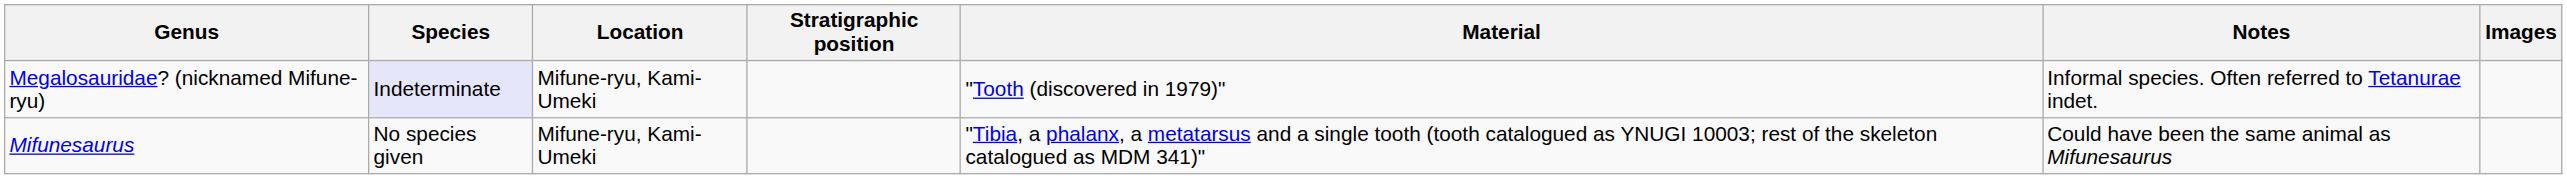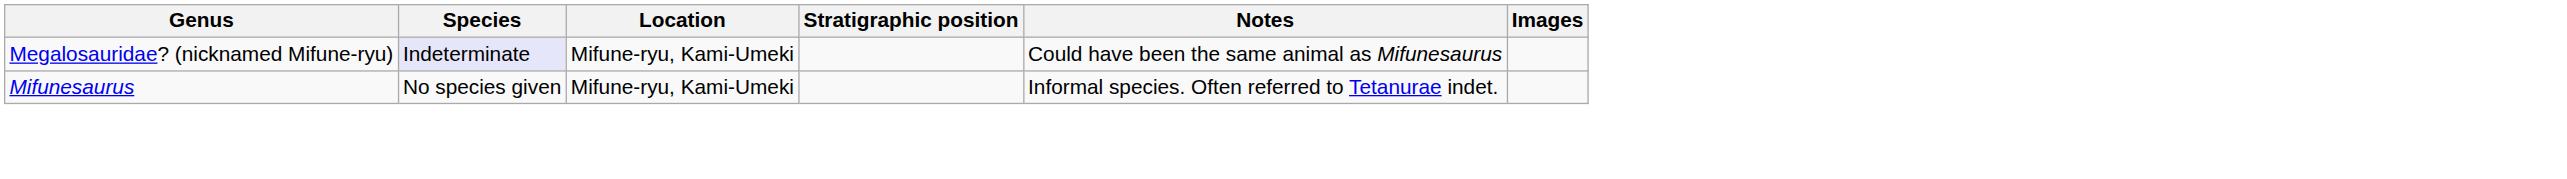- column: (1502, 32)
(2254, 89) Informal species. Often referred to Tetanurae indet. -> (1265, 53) Could have been the same animal as Mifunesaurus
(2219, 145) Could have been the same animal as Mifunesaurus -> (1263, 86) Informal species. Often referred to Tetanurae indet.
